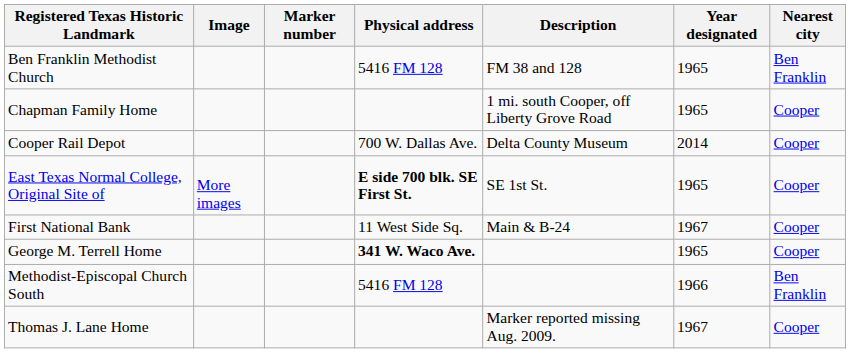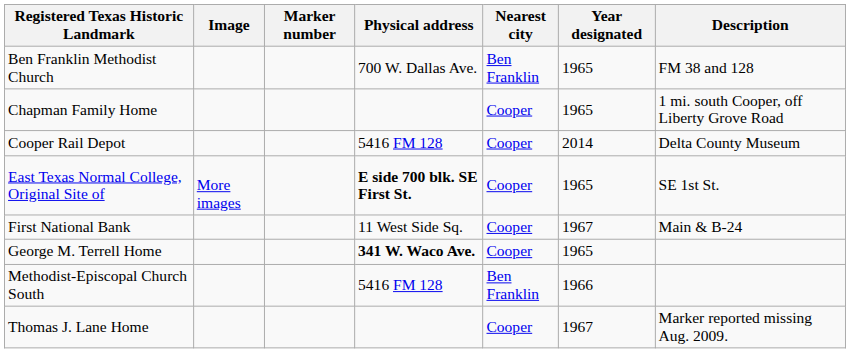columns swapped: (808, 25) <-> (578, 25)
(400, 67) 5416 FM 128 -> (418, 67) 700 W. Dallas Ave.
(418, 143) 700 W. Dallas Ave. -> (400, 143) 5416 FM 128
